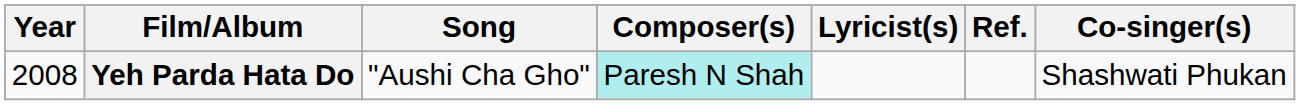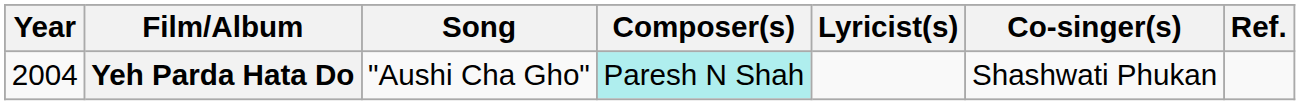columns swapped: (1164, 27) <-> (1000, 27)
(45, 74) 2008 -> (45, 74) 2004
